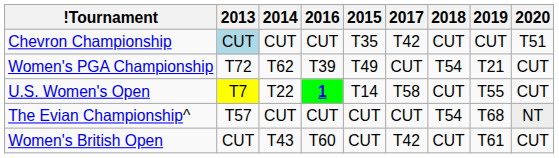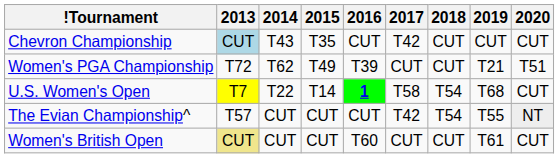columns swapped: (364, 17) <-> (322, 17)
(280, 42) CUT -> (280, 42) T43
(533, 42) T51 -> (533, 42) CUT
(449, 67) T54 -> (449, 67) CUT
(533, 67) CUT -> (533, 67) T51
(449, 91) CUT -> (449, 91) T54
(491, 91) T55 -> (491, 91) T68
(406, 116) CUT -> (406, 116) T42
(491, 116) T68 -> (491, 116) T55
(238, 141) no background -> (238, 141) khaki background
(280, 141) T43 -> (280, 141) CUT
(406, 141) T42 -> (406, 141) CUT
